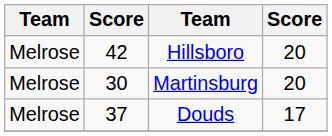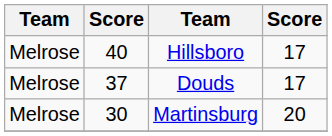(116, 51) 42 -> (116, 51) 40
(295, 51) 20 -> (295, 51) 17
rows swapped: (206, 114) <-> (206, 83)
